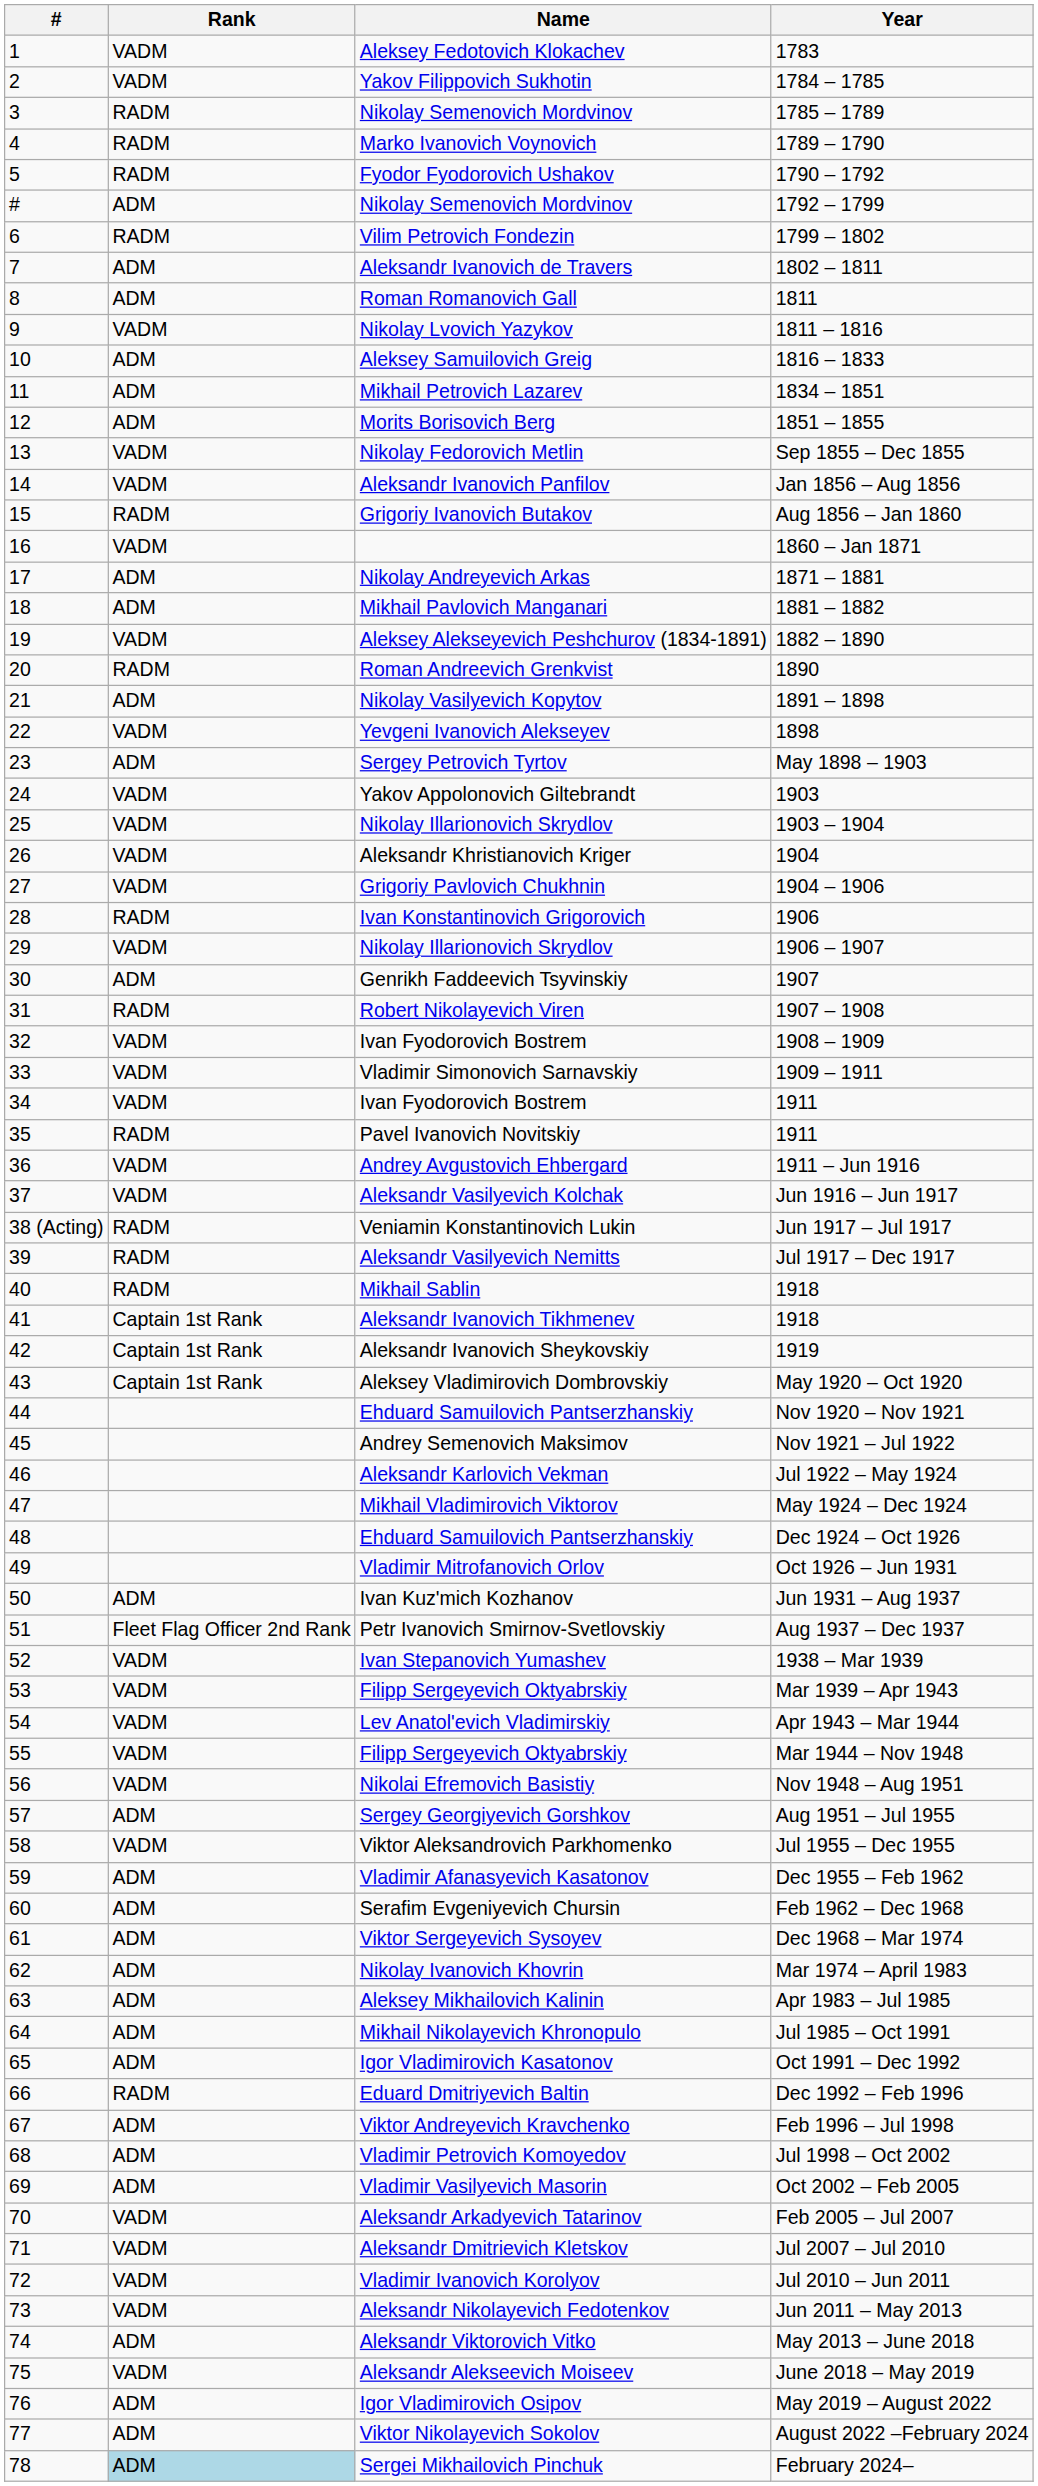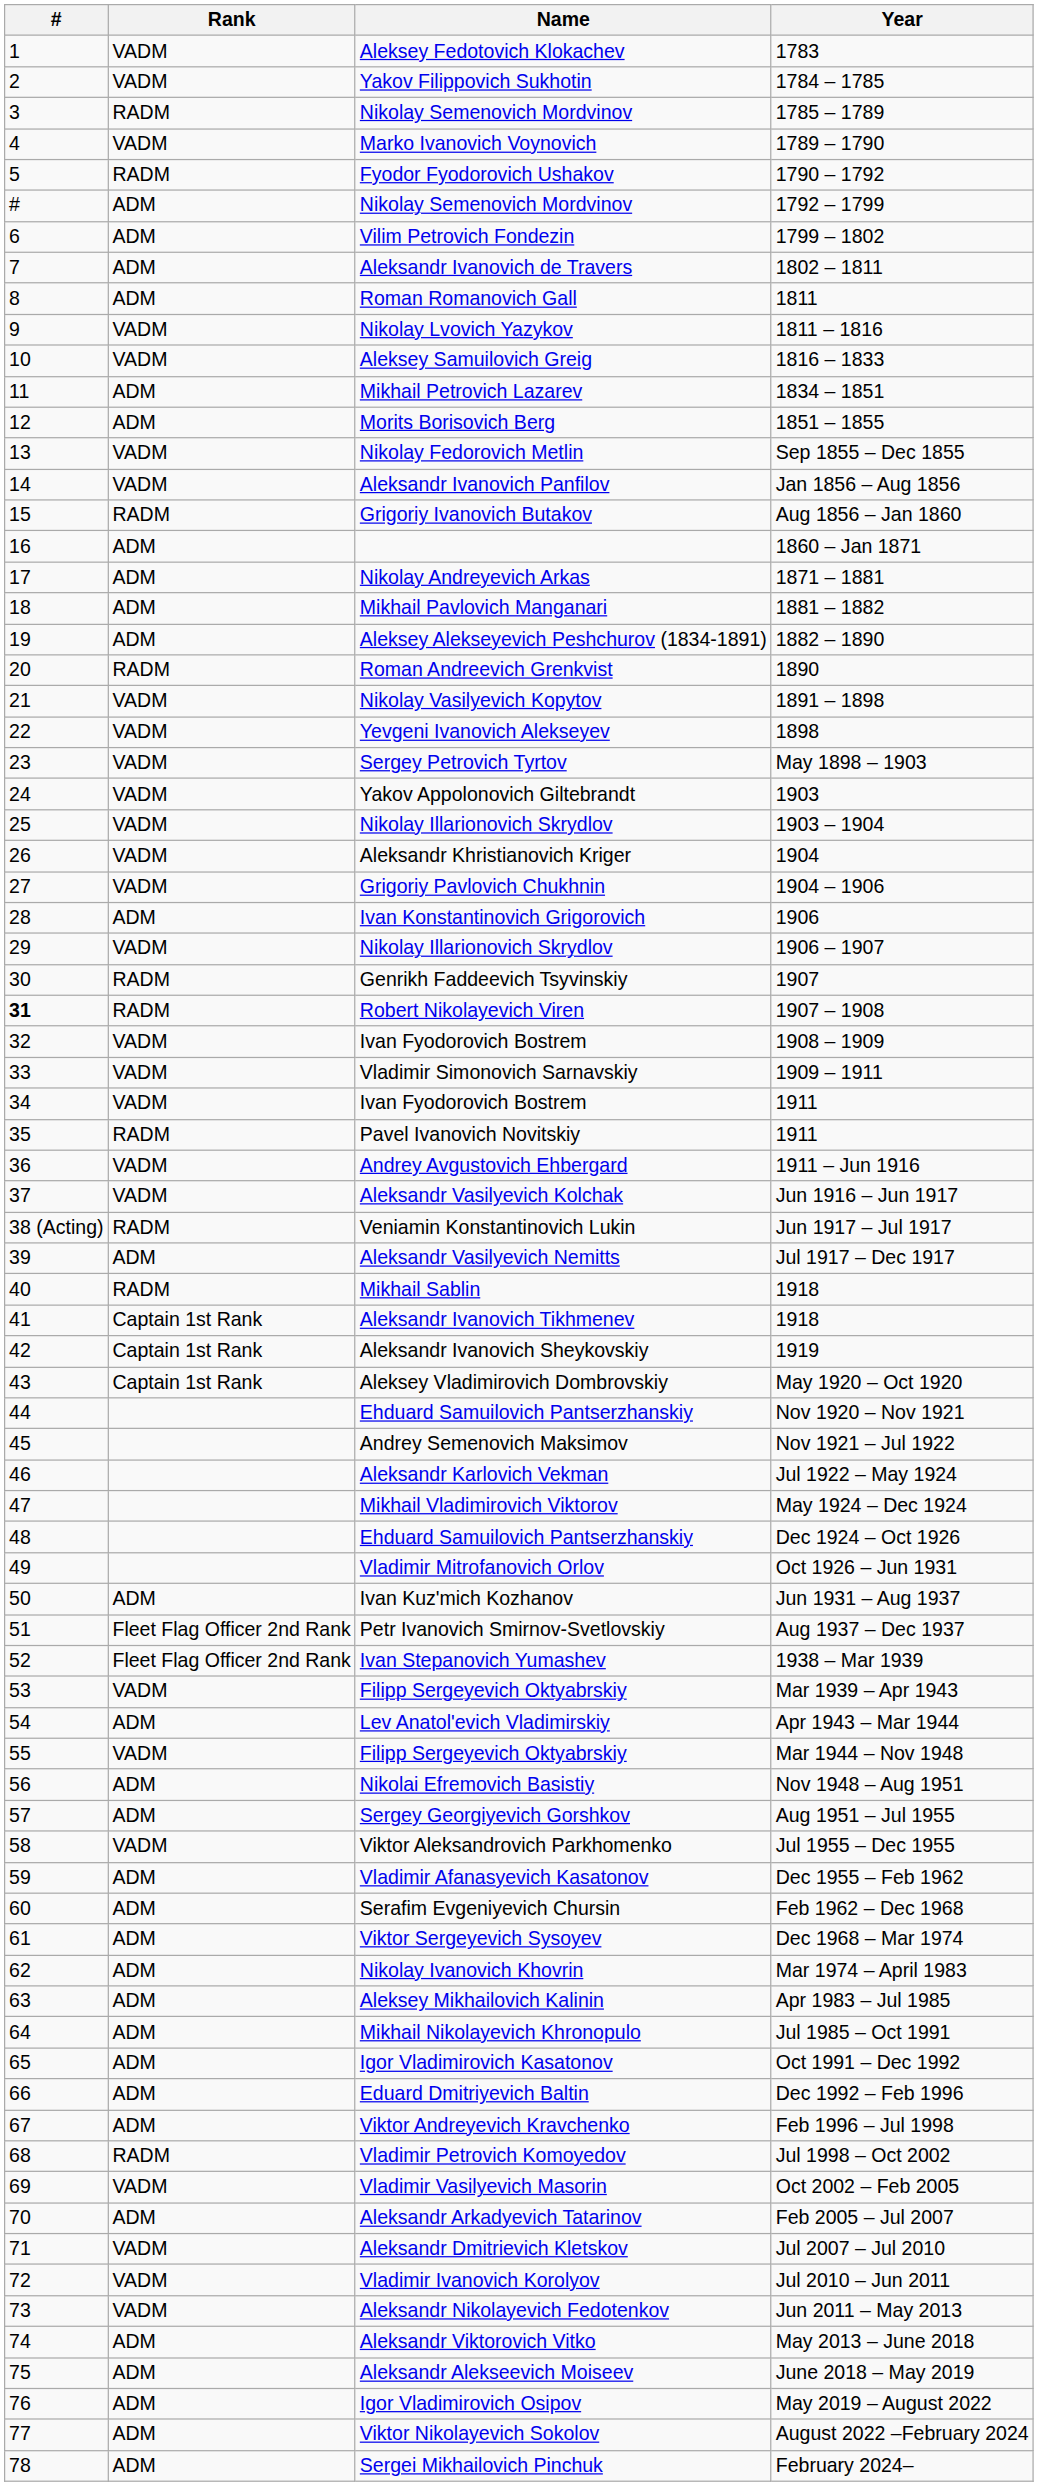(141, 143) RADM -> (140, 143) VADM
(141, 236) RADM -> (134, 236) ADM
(134, 360) ADM -> (140, 360) VADM
(140, 546) VADM -> (134, 546) ADM
(140, 639) VADM -> (134, 639) ADM
(134, 701) ADM -> (140, 701) VADM
(134, 762) ADM -> (140, 762) VADM
(141, 917) RADM -> (134, 917) ADM
(134, 979) ADM -> (141, 979) RADM
(20, 1010) normal -> (20, 1010) bold
(141, 1258) RADM -> (134, 1258) ADM
(140, 1660) VADM -> (232, 1660) Fleet Flag Officer 2nd Rank
(140, 1722) VADM -> (134, 1722) ADM
(140, 1784) VADM -> (134, 1784) ADM
(141, 2094) RADM -> (134, 2094) ADM
(134, 2156) ADM -> (141, 2156) RADM
(134, 2187) ADM -> (140, 2187) VADM
(140, 2217) VADM -> (134, 2217) ADM
(140, 2372) VADM -> (134, 2372) ADM
(134, 2465) lightblue background -> (134, 2465) no background
